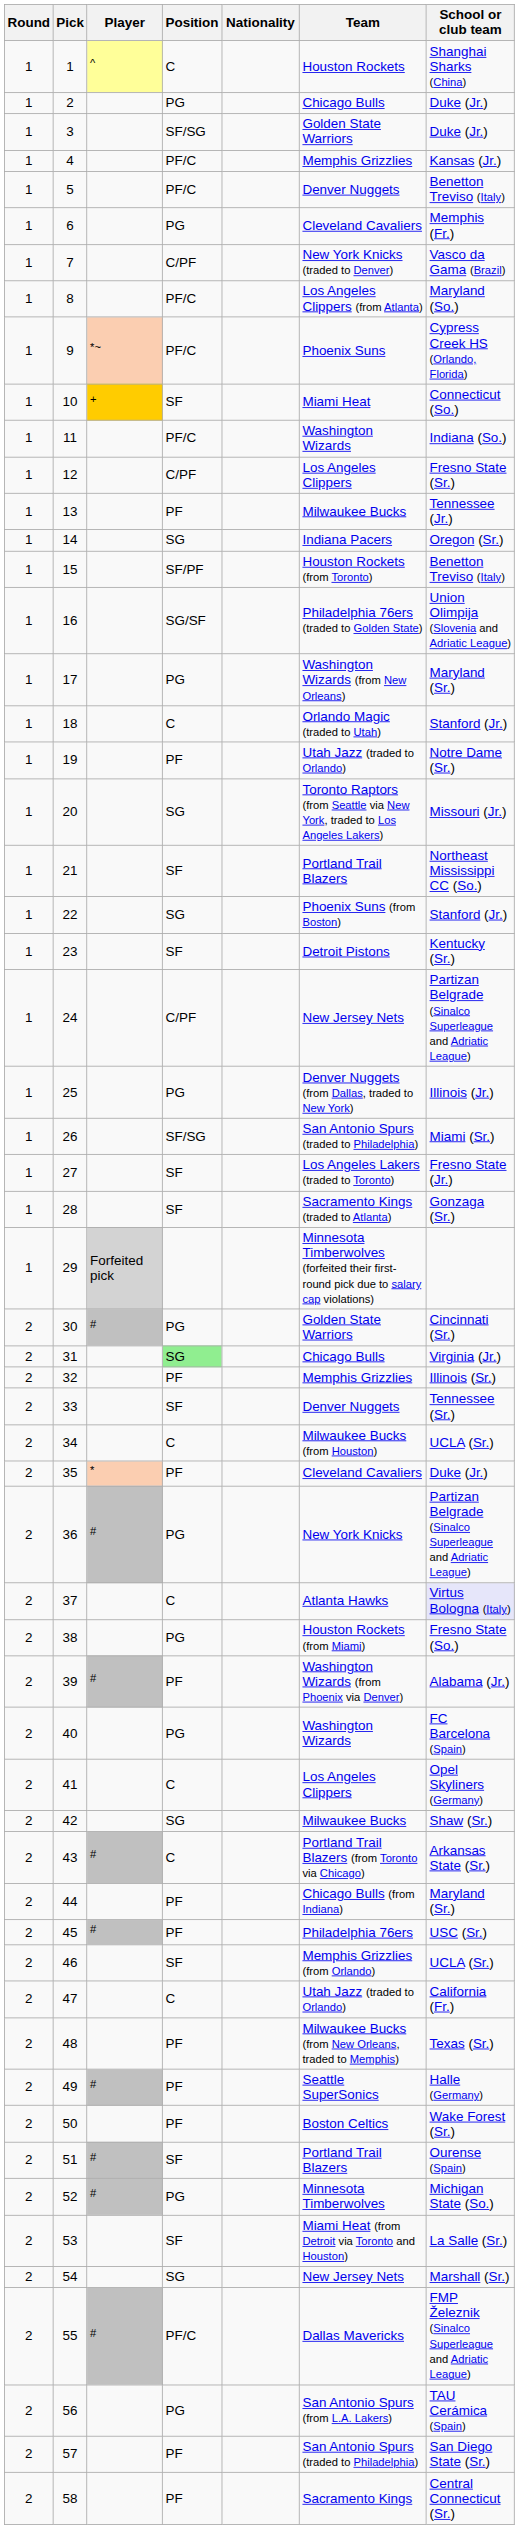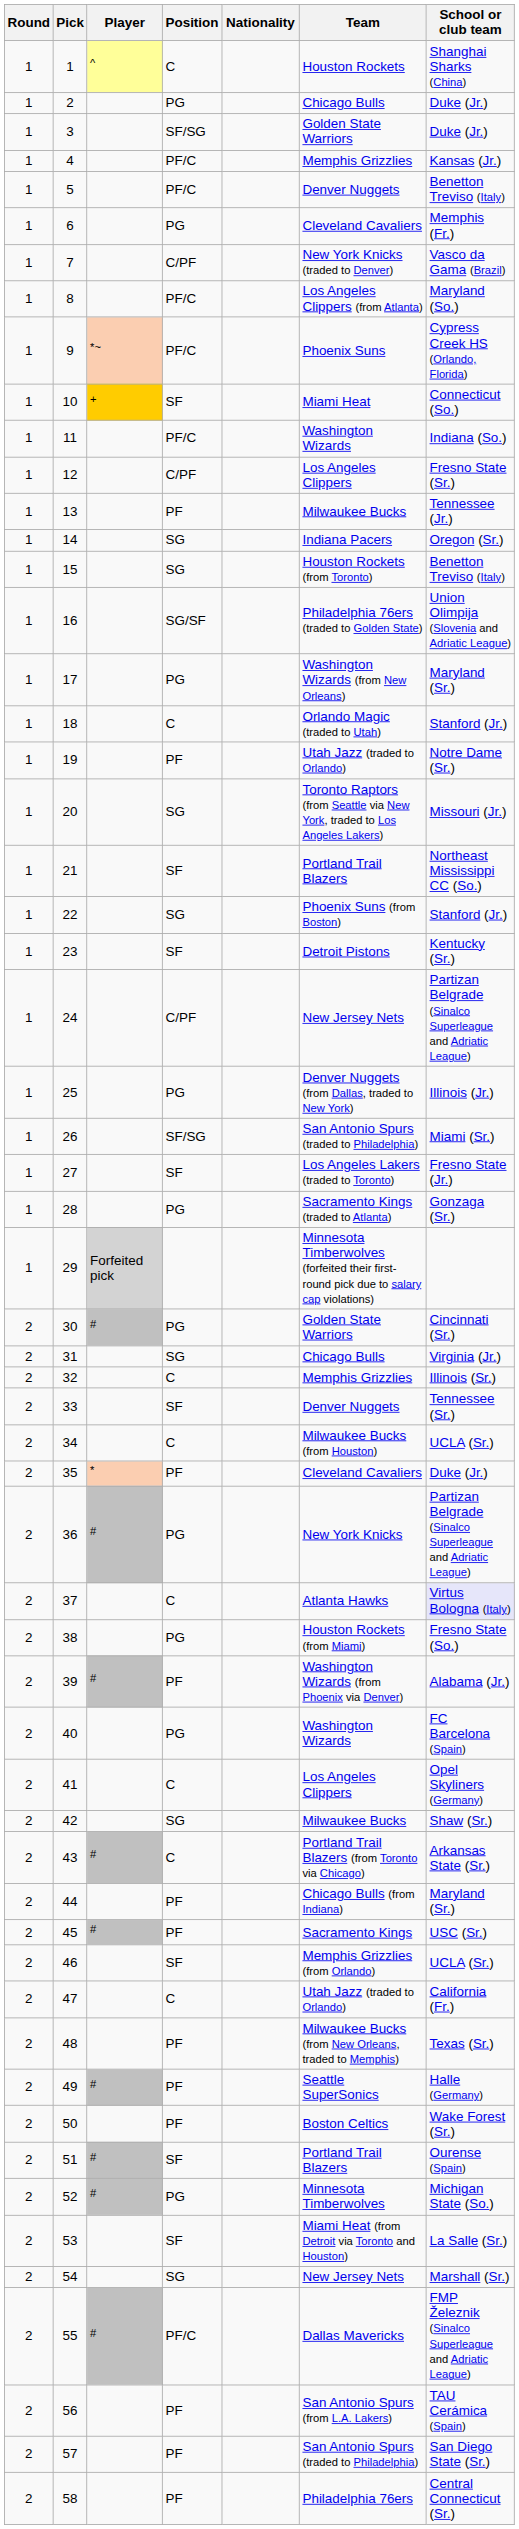(185, 569) SF/PF -> (175, 569) SG
(174, 1209) SF -> (175, 1209) PG
(175, 1356) lightgreen background -> (175, 1356) no background
(174, 1377) PF -> (170, 1377) C
(358, 1932) Philadelphia 76ers -> (357, 1932) Sacramento Kings
(175, 2410) PG -> (174, 2410) PF
(357, 2498) Sacramento Kings -> (358, 2498) Philadelphia 76ers
